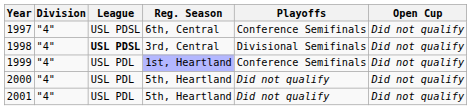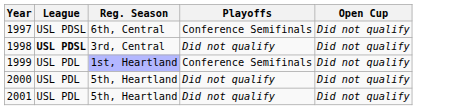- column: (61, 13)
(302, 46) Divisional Semifinals -> (229, 46) Did not qualify
